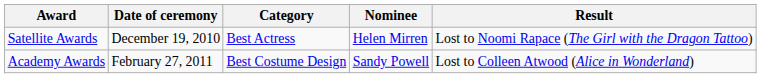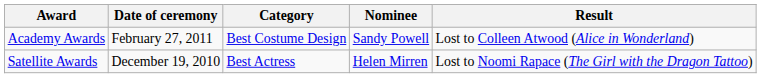rows swapped: (56, 61) <-> (53, 38)
